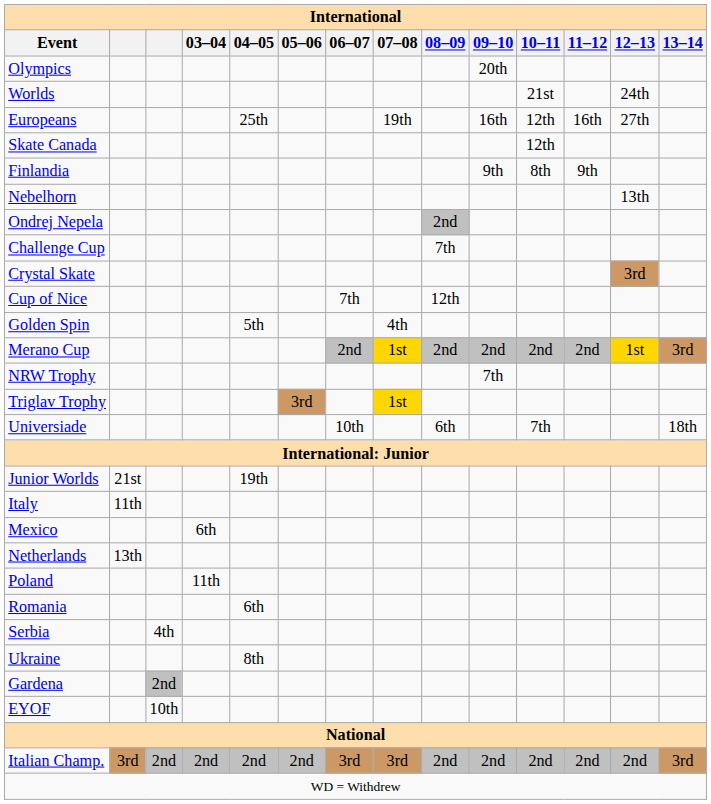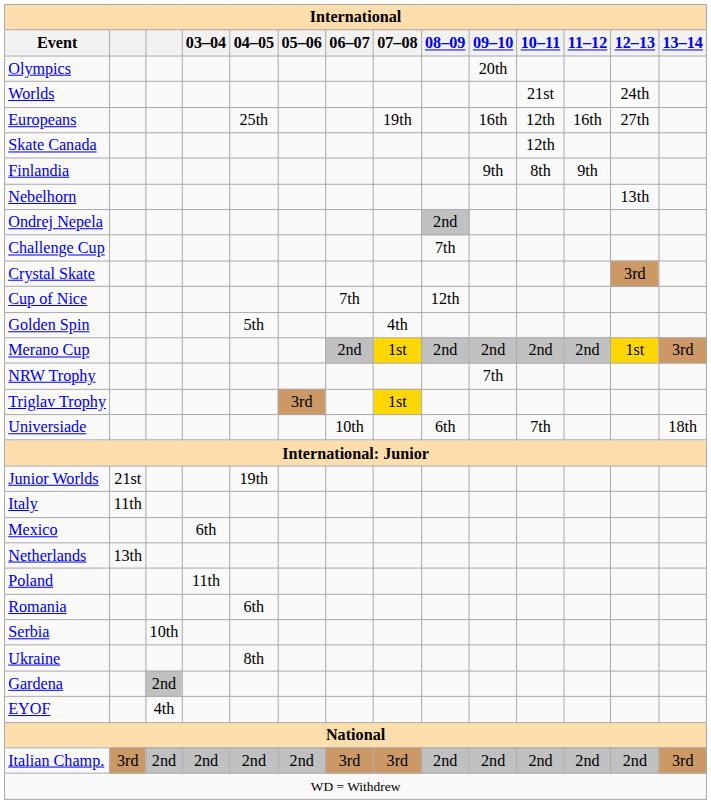(164, 632) 4th -> (164, 632) 10th
(164, 709) 10th -> (164, 709) 4th
